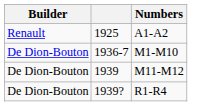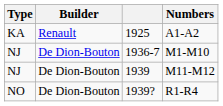+ column: (20, 14)
